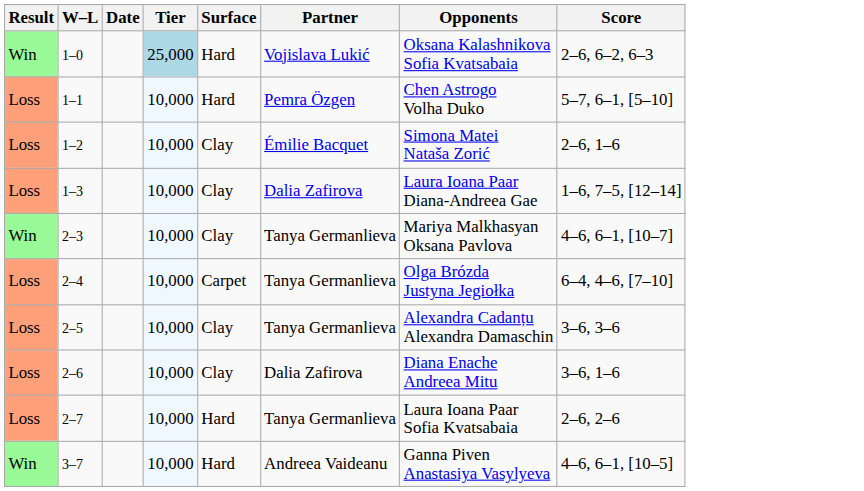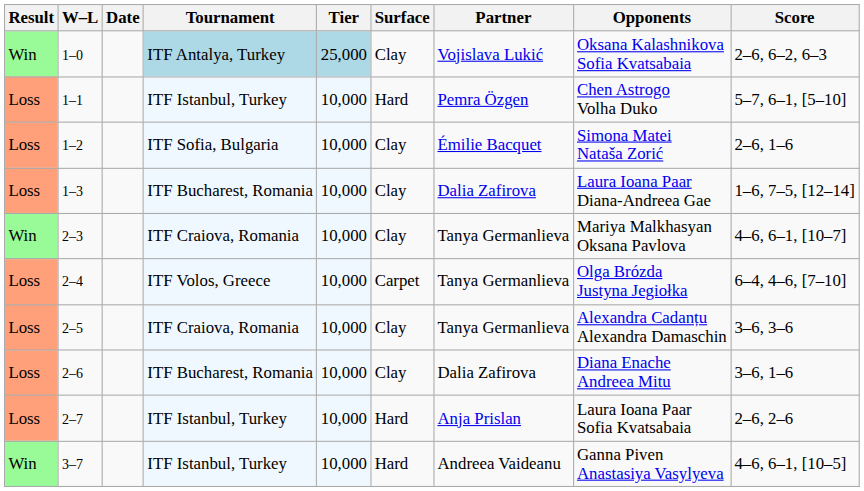+ column: (230, 17)
(218, 53) Hard -> (391, 53) Clay
(330, 418) Tanya Germanlieva -> (479, 418) Anja Prislan
